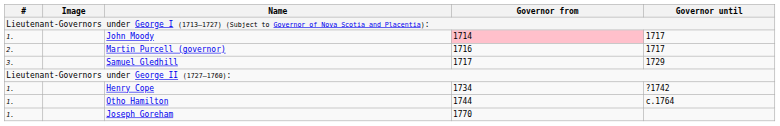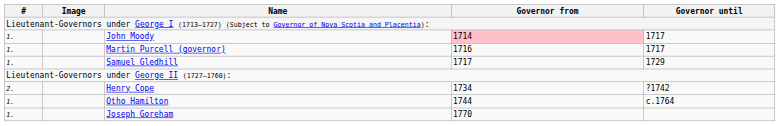(10, 50) 2. -> (10, 50) 1.
(10, 63) 3. -> (10, 63) 1.
(10, 89) 1. -> (10, 89) 2.
